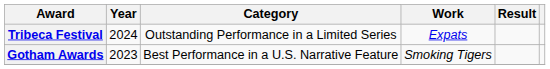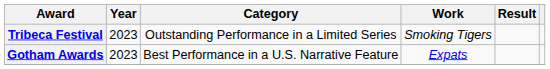(123, 34) 2024 -> (123, 34) 2023
(448, 34) Expats -> (448, 34) Smoking Tigers
(448, 54) Smoking Tigers -> (448, 54) Expats
